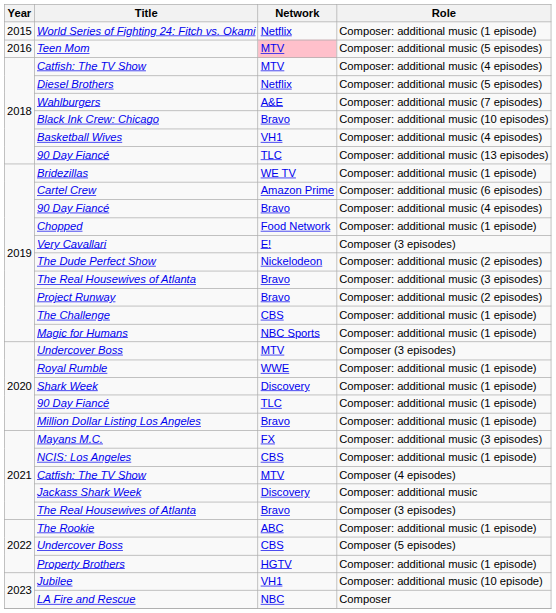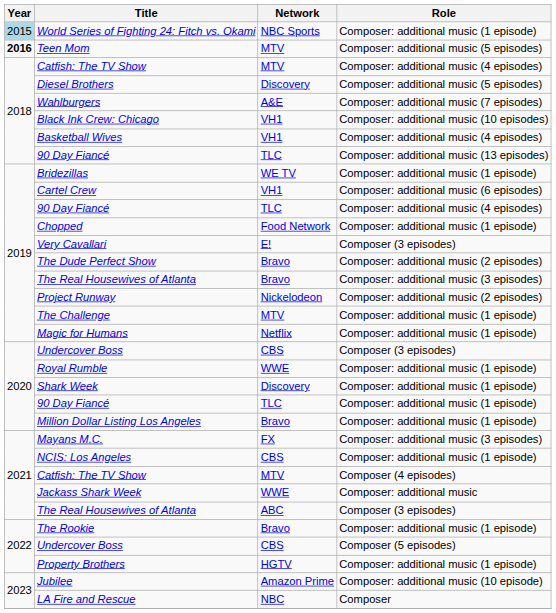(19, 31) no background -> (19, 31) lightblue background
(276, 31) Netflix -> (290, 31) NBC Sports
(19, 48) normal -> (19, 48) bold
(272, 48) pink background -> (272, 48) no background
(276, 84) Netflix -> (285, 84) Discovery
(275, 119) Bravo -> (272, 119) VH1
(297, 191) Amazon Prime -> (272, 191) VH1
(275, 208) Bravo -> (271, 208) TLC
(291, 262) Nickelodeon -> (275, 262) Bravo
(275, 297) Bravo -> (291, 297) Nickelodeon
(272, 315) CBS -> (272, 315) MTV
(290, 333) NBC Sports -> (276, 333) Netflix
(272, 350) MTV -> (272, 350) CBS
(285, 492) Discovery -> (275, 492) WWE
(275, 510) Bravo -> (272, 510) ABC
(272, 528) ABC -> (275, 528) Bravo
(272, 581) VH1 -> (297, 581) Amazon Prime
